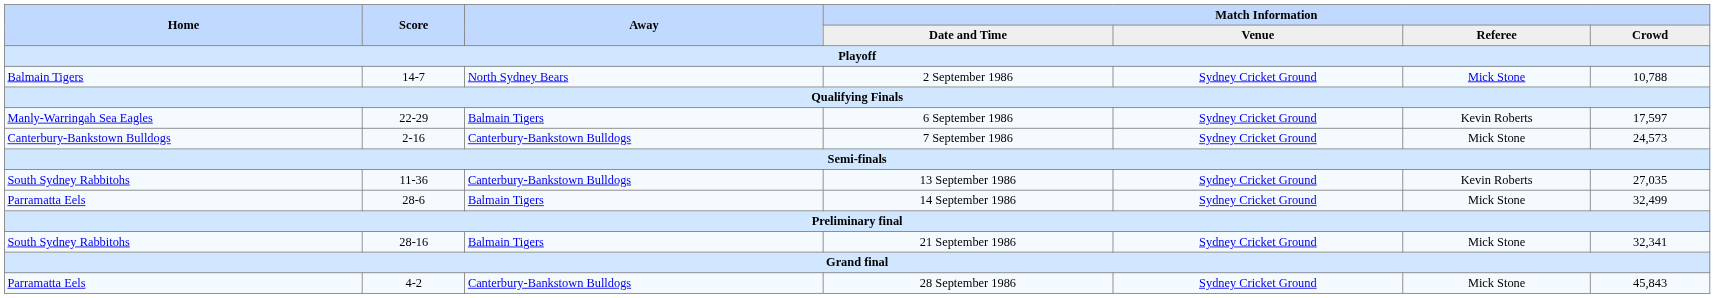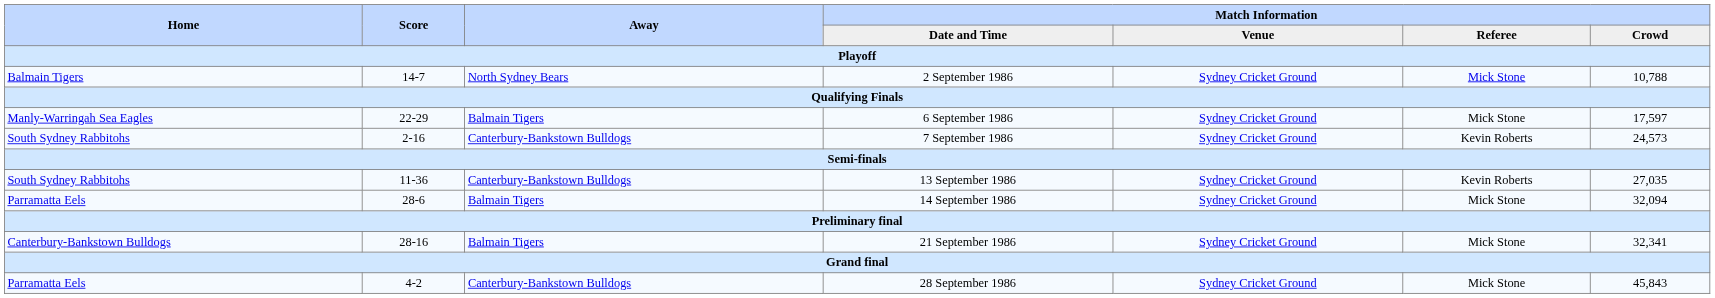(1497, 118) Kevin Roberts -> (1497, 118) Mick Stone
(89, 138) Canterbury-Bankstown Bulldogs -> (69, 138) South Sydney Rabbitohs
(1497, 138) Mick Stone -> (1497, 138) Kevin Roberts
(1650, 200) 32,499 -> (1650, 200) 32,094
(69, 241) South Sydney Rabbitohs -> (89, 241) Canterbury-Bankstown Bulldogs
